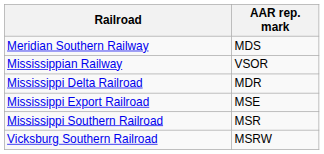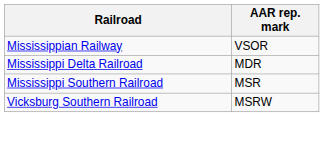- row: (78, 45)
- row: (78, 102)
